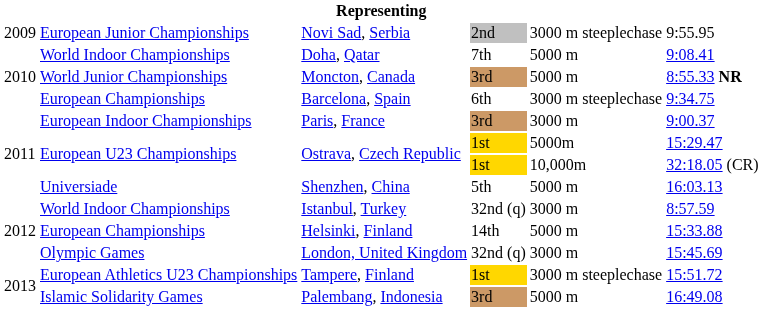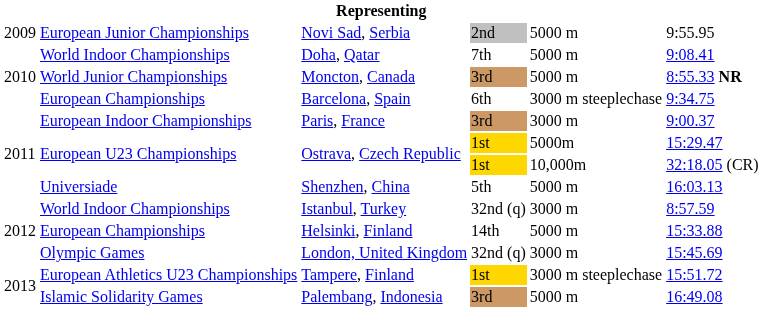(596, 32) 3000 m steeplechase -> (554, 32) 5000 m
